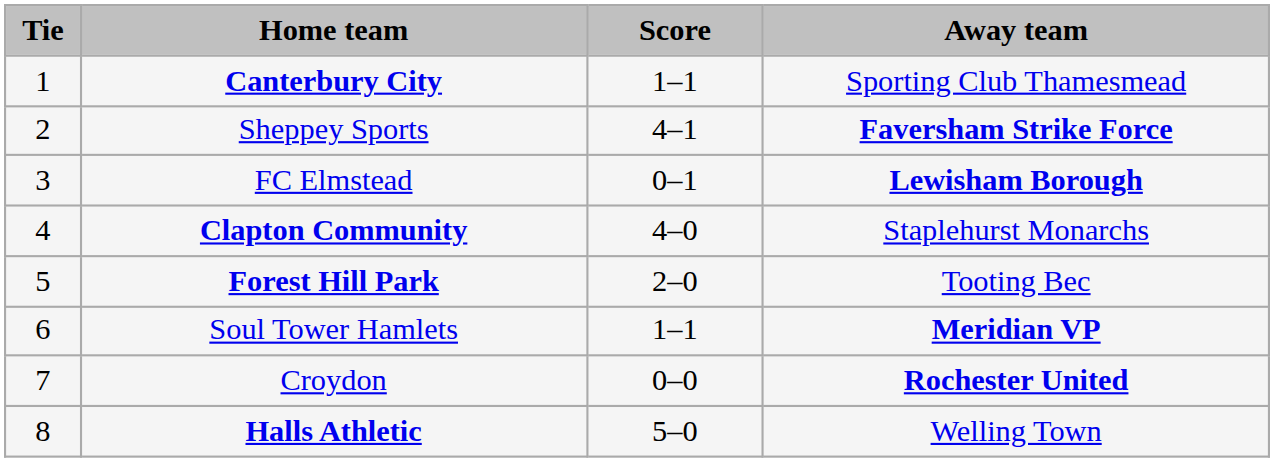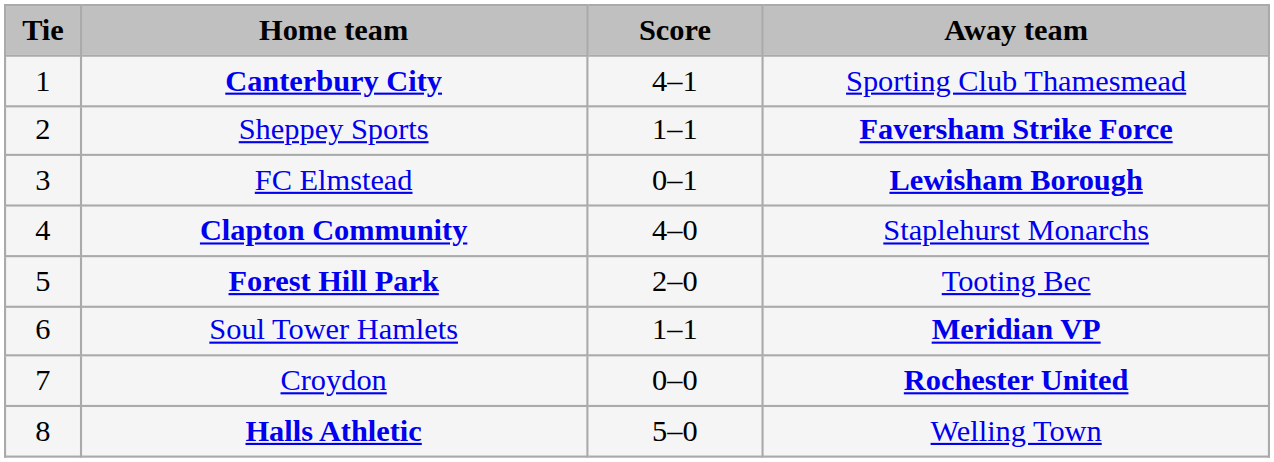(675, 80) 1–1 -> (675, 80) 4–1
(675, 130) 4–1 -> (675, 130) 1–1
